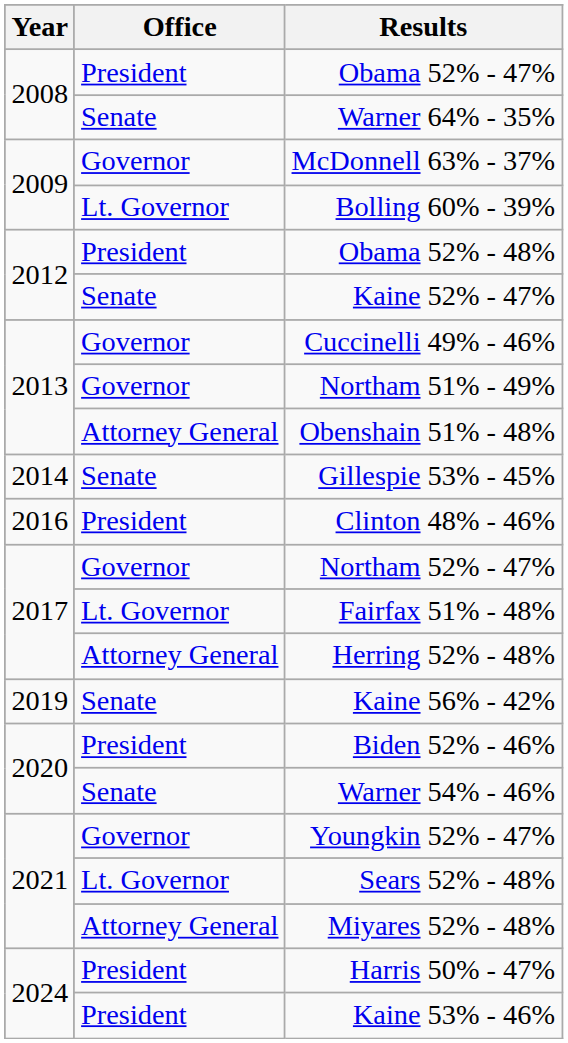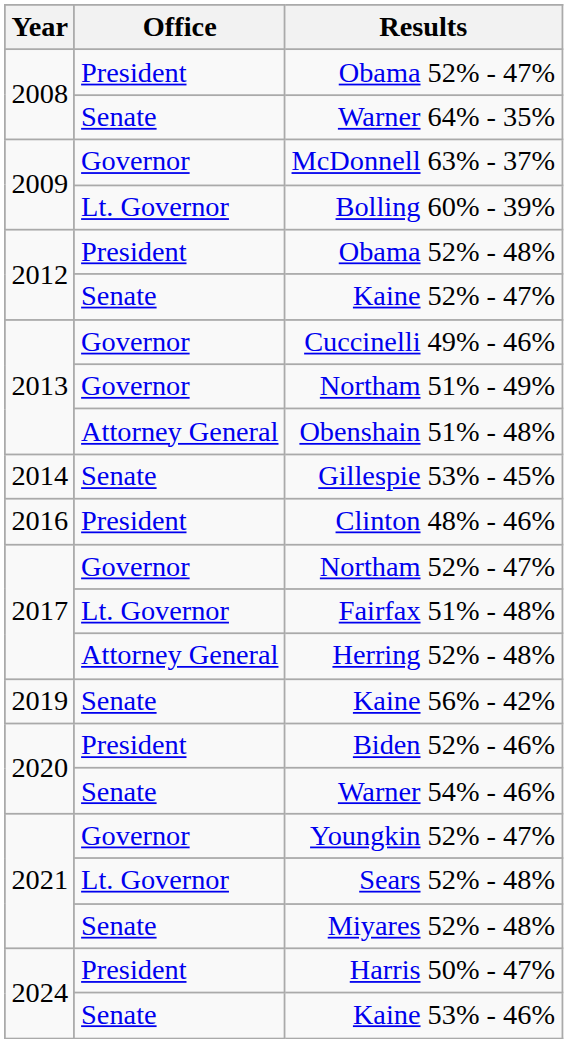(180, 925) Attorney General -> (119, 925) Senate
(134, 1015) President -> (119, 1015) Senate
